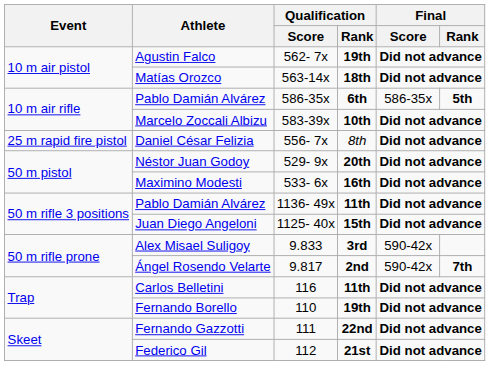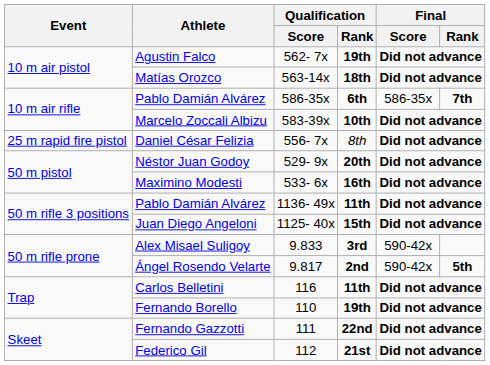(462, 99) 5th -> (462, 99) 7th
(462, 266) 7th -> (462, 266) 5th
